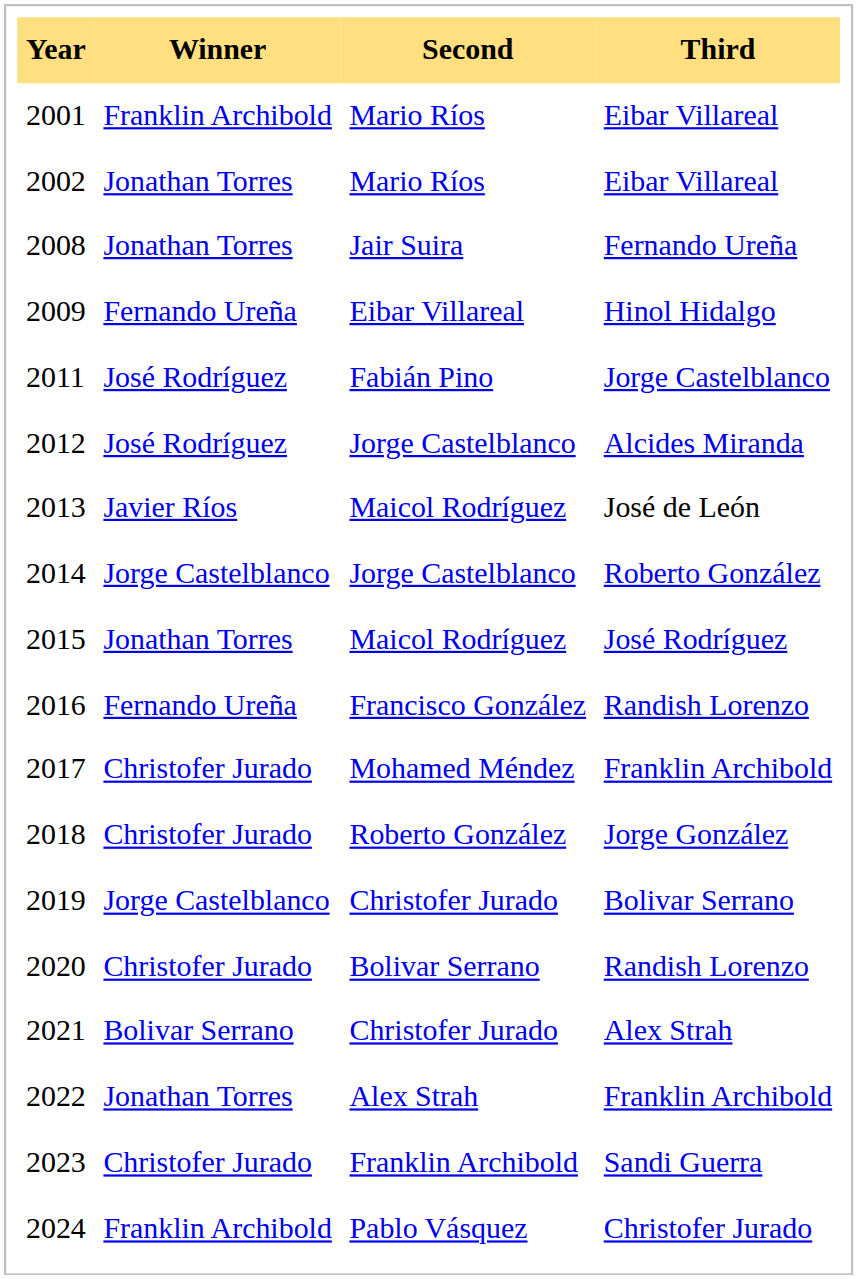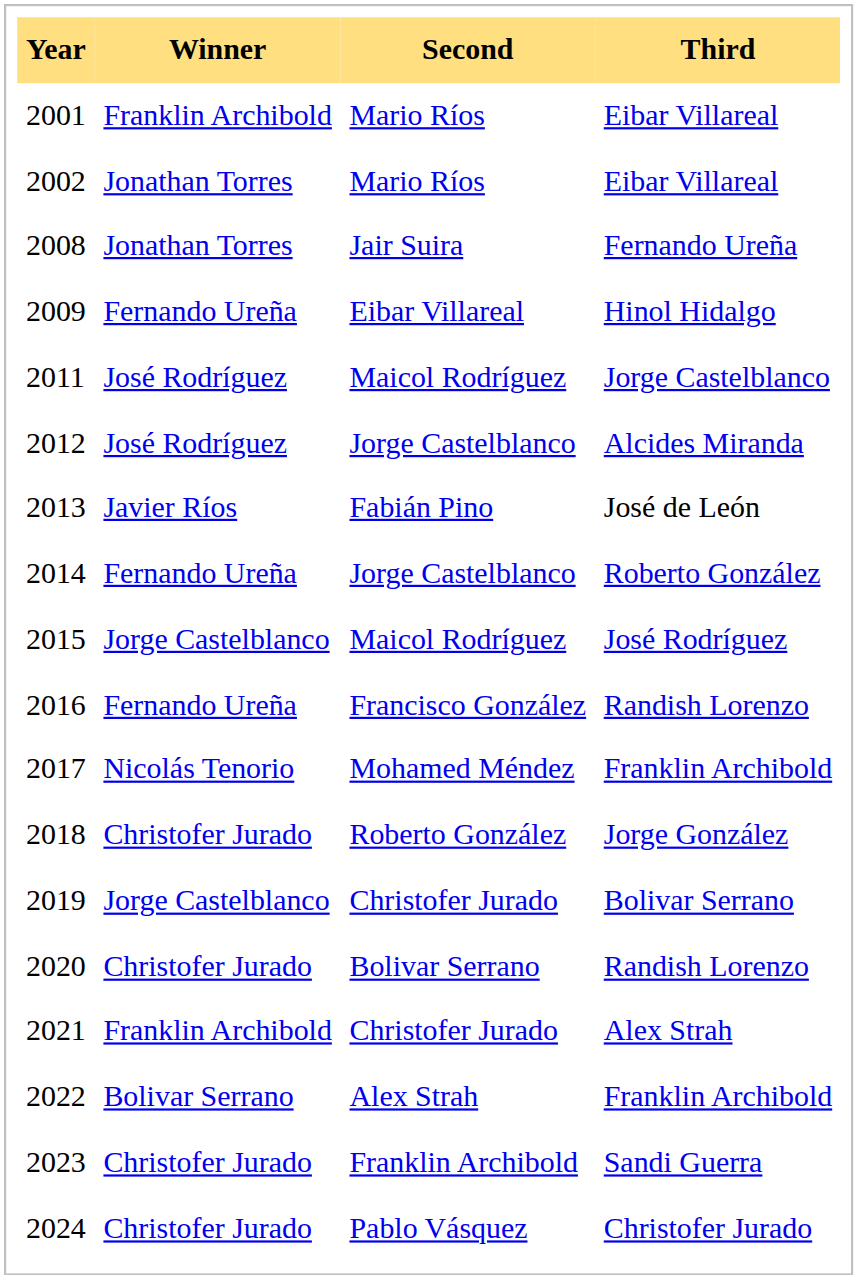(421, 377) Fabián Pino -> (458, 377) Maicol Rodríguez
(458, 507) Maicol Rodríguez -> (421, 507) Fabián Pino
(217, 573) Jorge Castelblanco -> (200, 573) Fernando Ureña
(198, 638) Jonathan Torres -> (217, 638) Jorge Castelblanco
(208, 769) Christofer Jurado -> (199, 769) Nicolás Tenorio
(199, 1031) Bolivar Serrano -> (218, 1031) Franklin Archibold
(198, 1097) Jonathan Torres -> (199, 1097) Bolivar Serrano
(218, 1228) Franklin Archibold -> (208, 1228) Christofer Jurado
